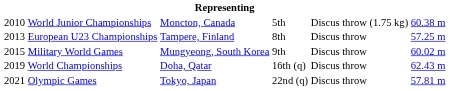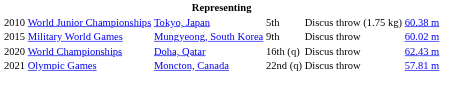(198, 22) Moncton, Canada -> (182, 22) Tokyo, Japan
- row: (93, 37)
(15, 66) 2019 -> (15, 51) 2020
(188, 80) Tokyo, Japan -> (191, 66) Moncton, Canada
